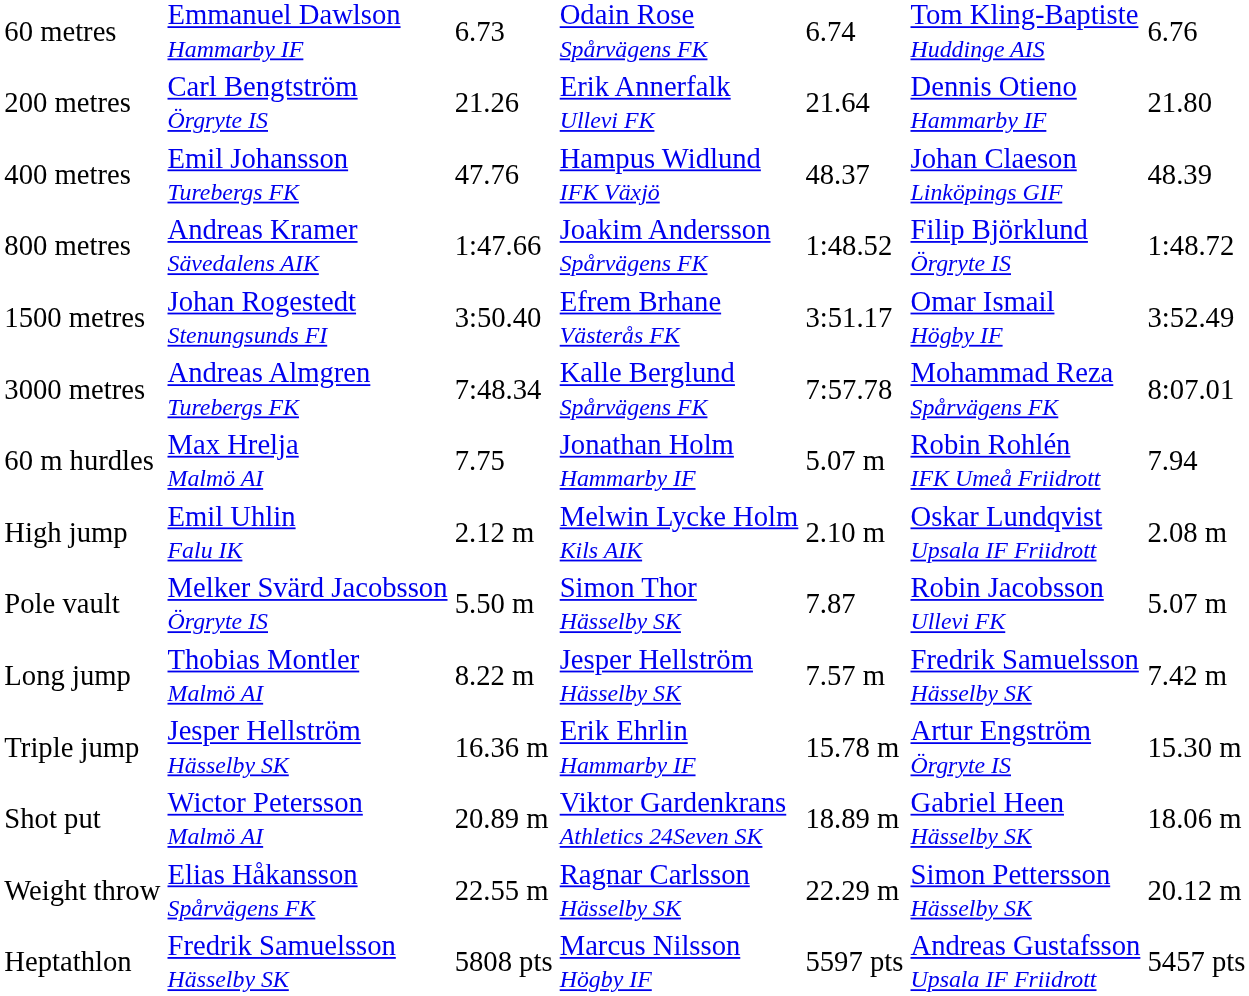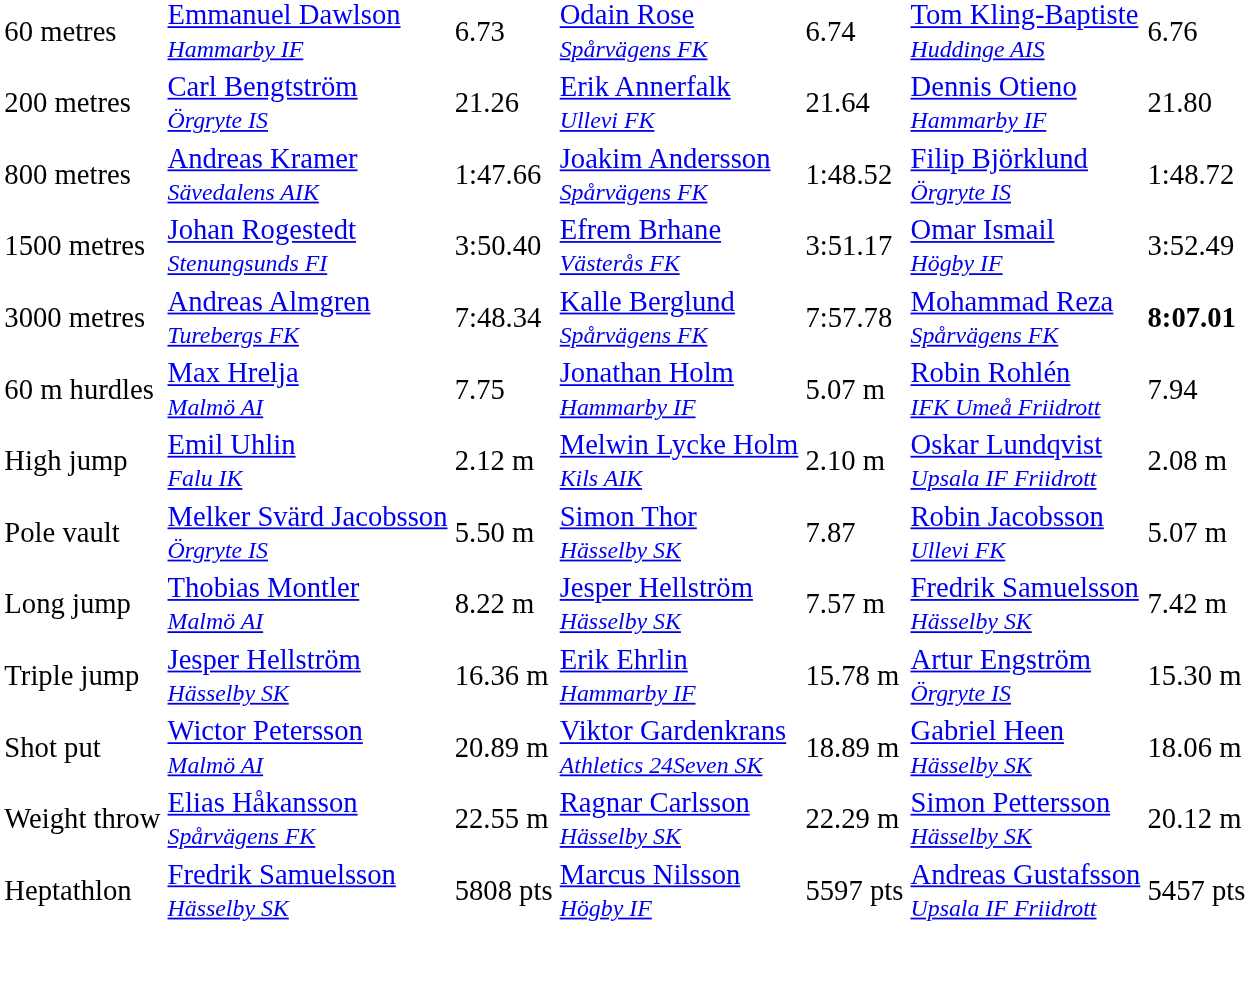- row: (68, 174)
(1191, 389) normal -> (1192, 317) bold
